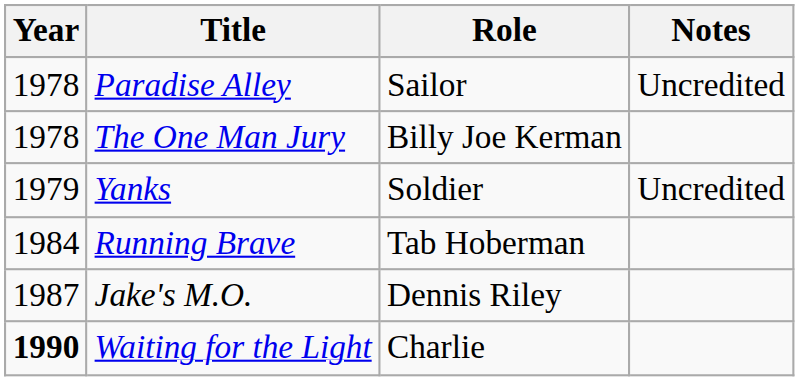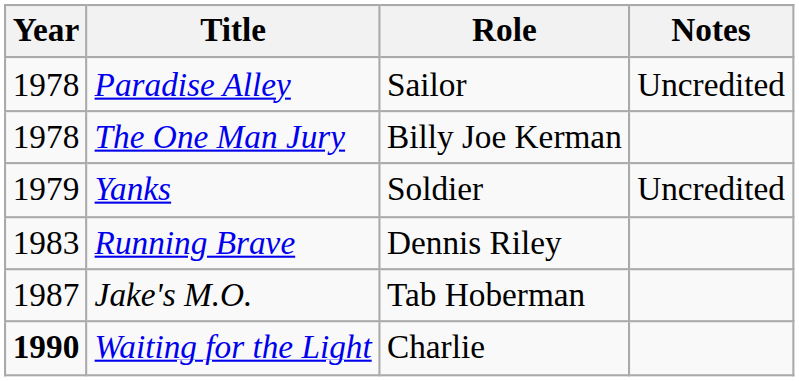(46, 242) 1984 -> (46, 242) 1983
(486, 242) Tab Hoberman -> (474, 242) Dennis Riley
(474, 294) Dennis Riley -> (486, 294) Tab Hoberman
